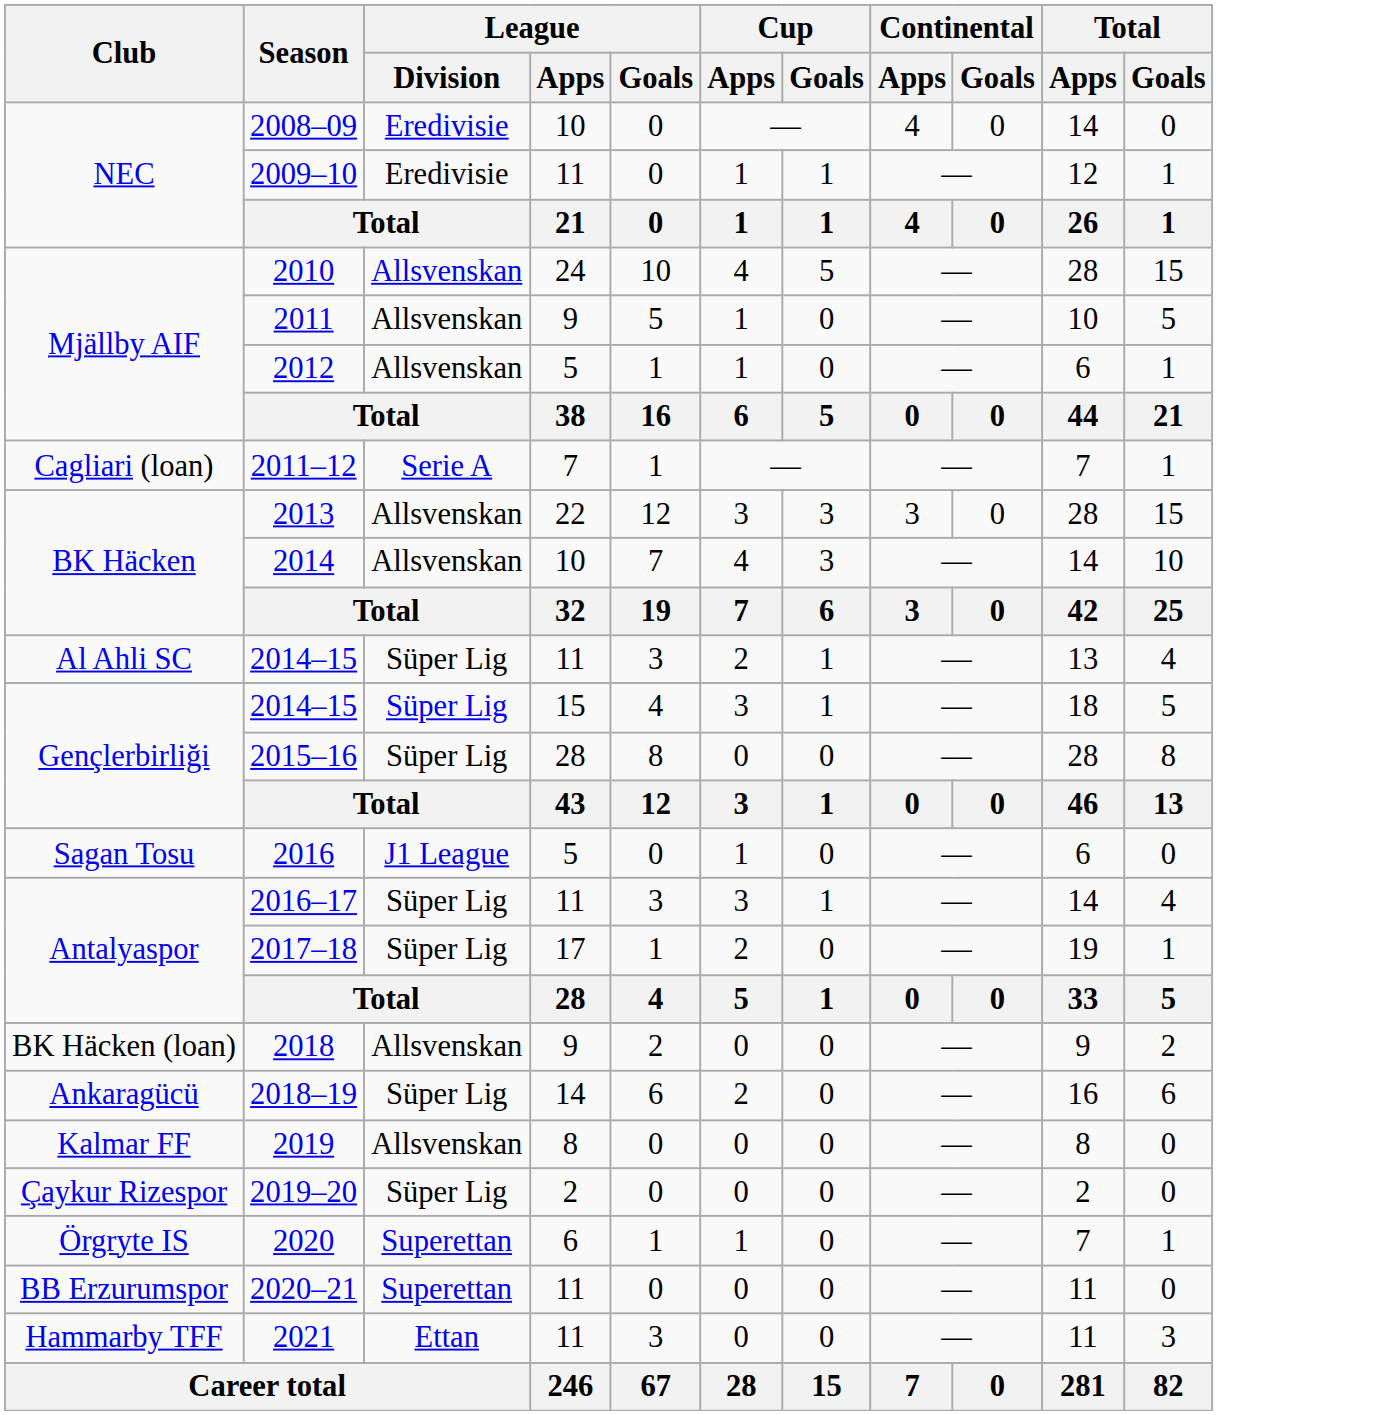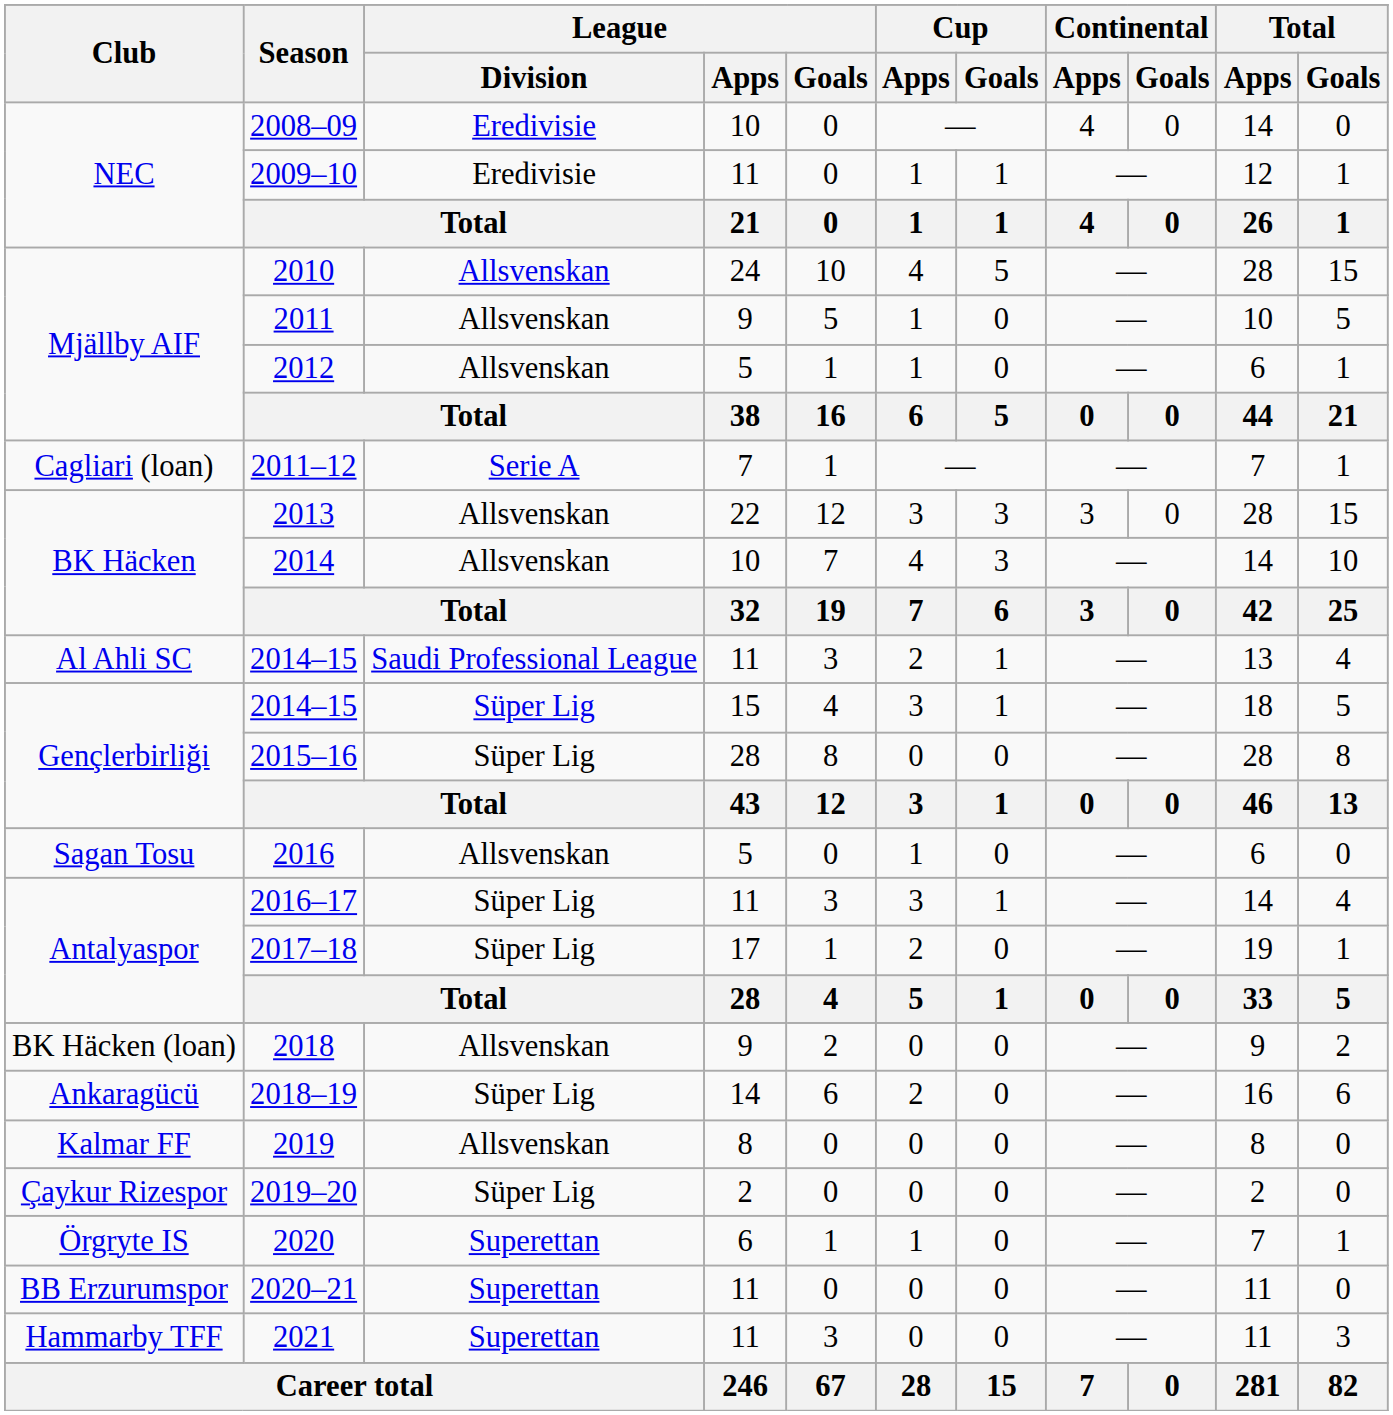(447, 658) Süper Lig -> (534, 658) Saudi Professional League
(447, 852) J1 League -> (534, 852) Allsvenskan
(447, 1337) Ettan -> (534, 1337) Superettan
